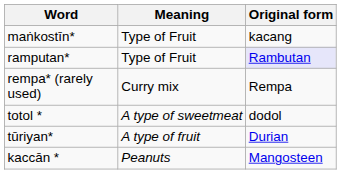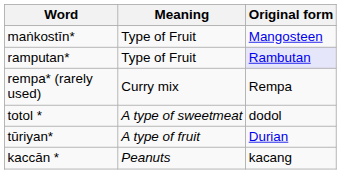(270, 36) kacang -> (286, 36) Mangosteen
(286, 158) Mangosteen -> (270, 158) kacang
